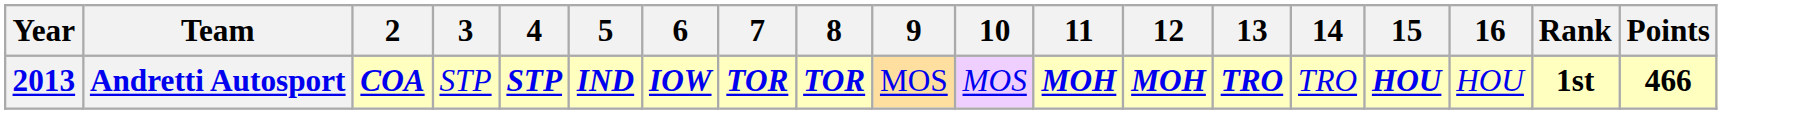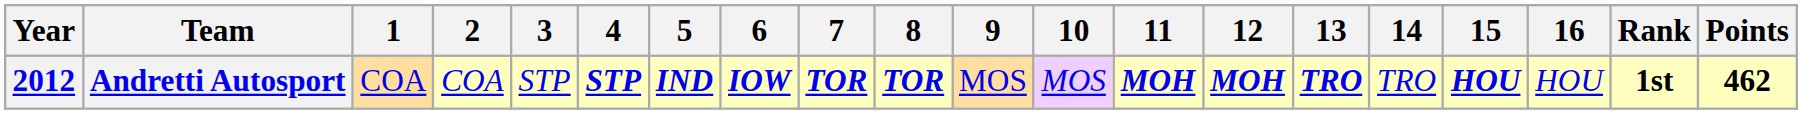+ column: (393, 29)
(44, 81) 2013 -> (44, 81) 2012
(393, 81) bold -> (472, 81) normal
(1668, 81) 466 -> (1747, 81) 462
